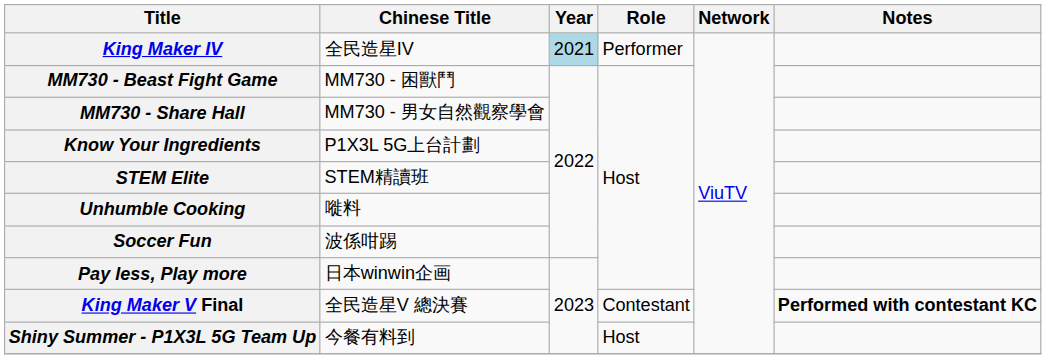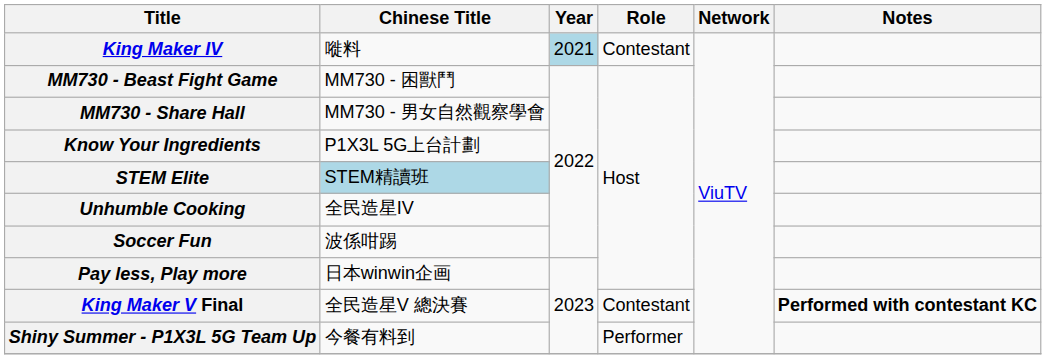(369, 48) 全民造星IV -> (343, 48) 嘥料
(643, 49) Performer -> (646, 49) Contestant
(377, 176) no background -> (377, 176) lightblue background
(343, 208) 嘥料 -> (369, 208) 全民造星IV
(621, 337) Host -> (643, 337) Performer
